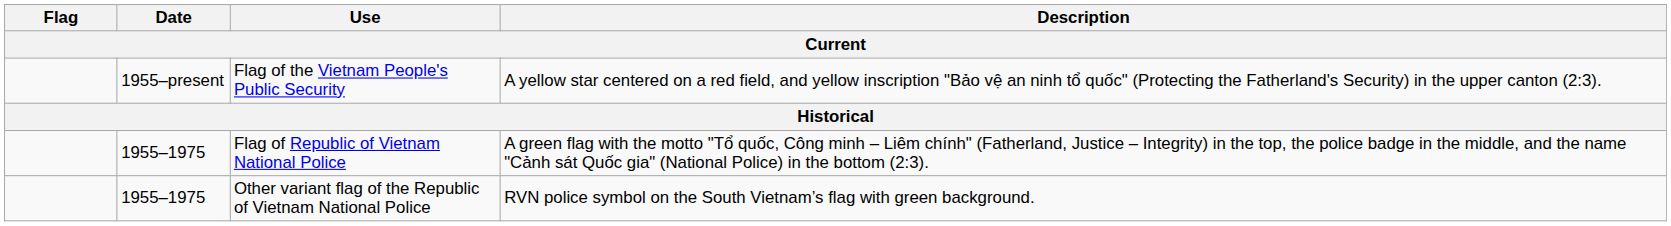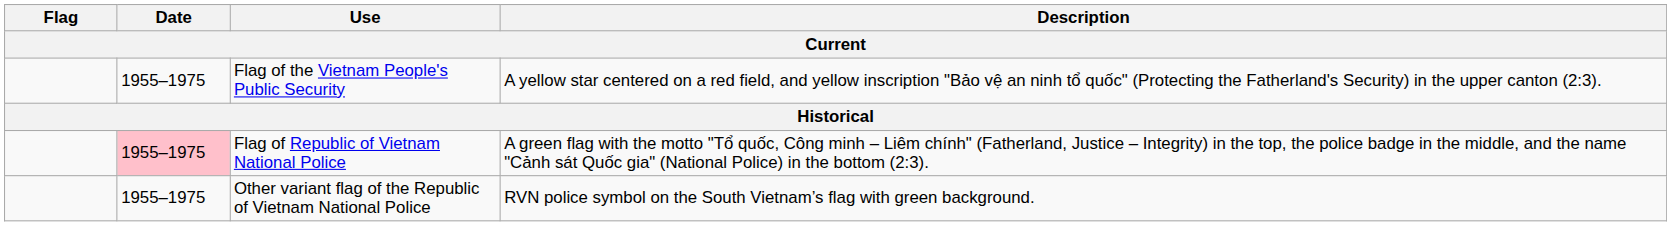(173, 80) 1955–present -> (163, 80) 1955–1975
(163, 152) no background -> (163, 152) pink background
